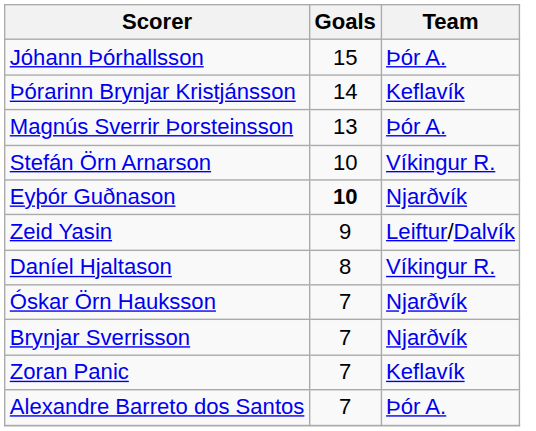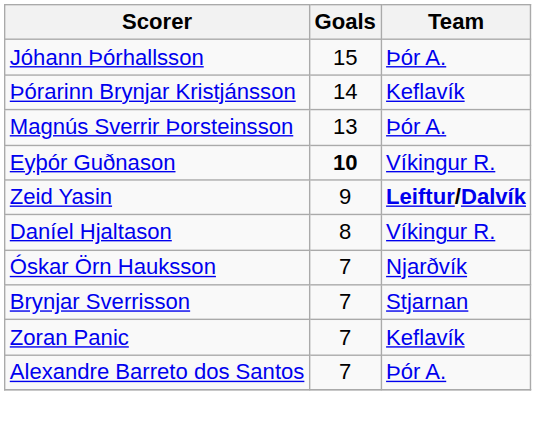- row: (110, 162)
(427, 197) Njarðvík -> (441, 162) Víkingur R.
(451, 232) normal -> (456, 197) bold
(427, 337) Njarðvík -> (427, 302) Stjarnan
